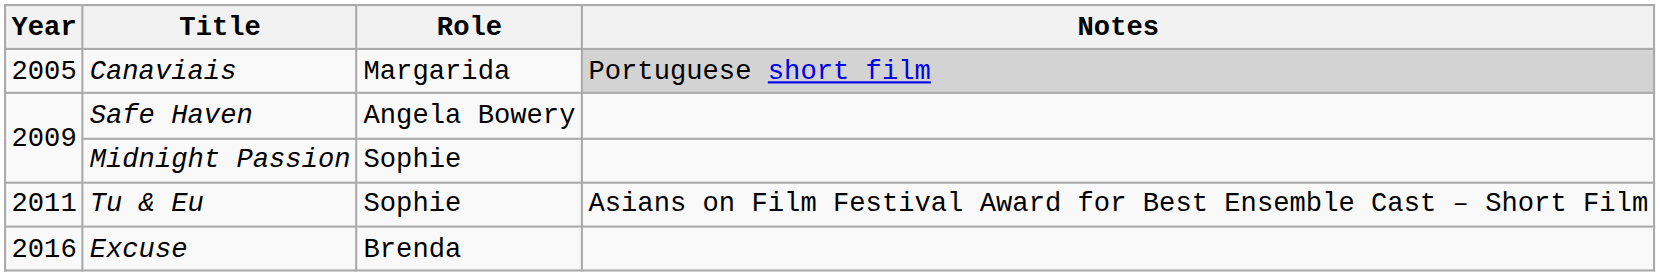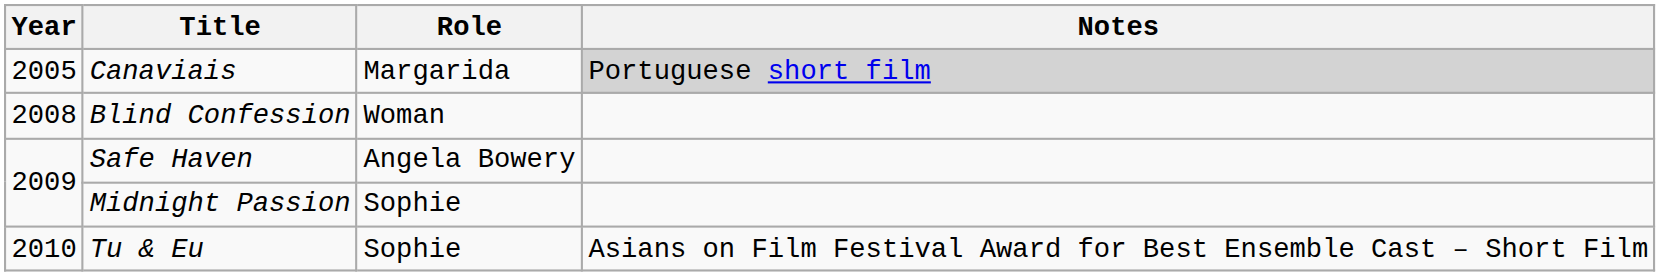+ row: (220, 116)
(44, 204) 2011 -> (44, 249) 2010
- row: (139, 249)
